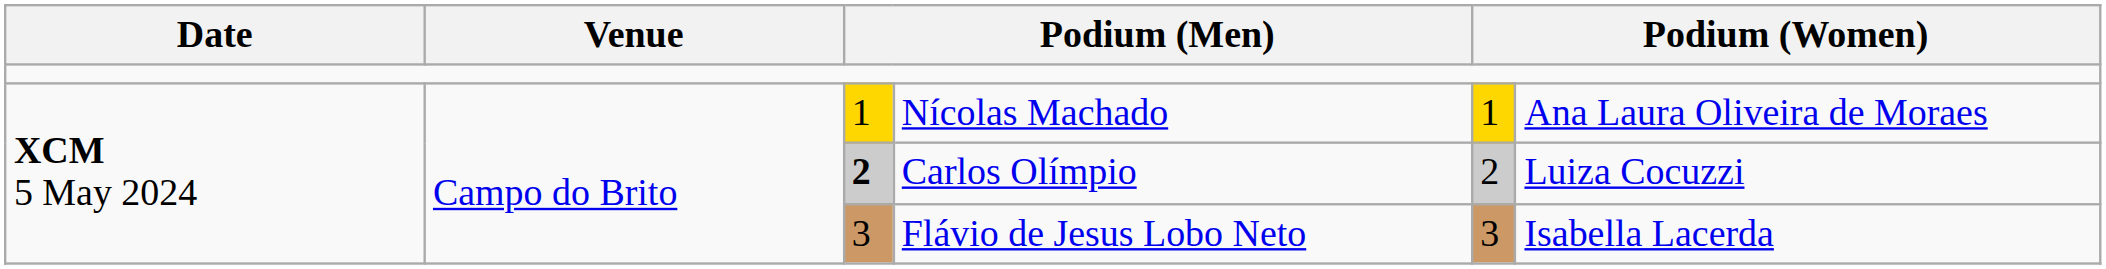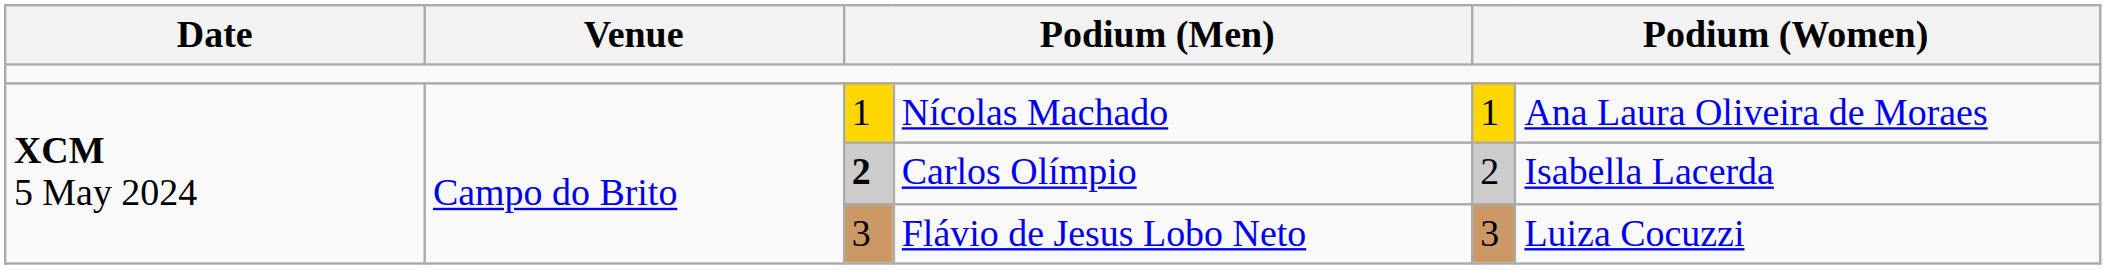(1634, 172) Luiza Cocuzzi -> (1649, 172) Isabella Lacerda
(1649, 232) Isabella Lacerda -> (1634, 232) Luiza Cocuzzi
